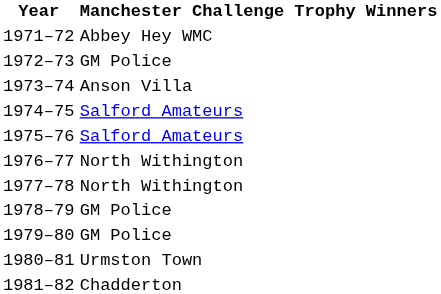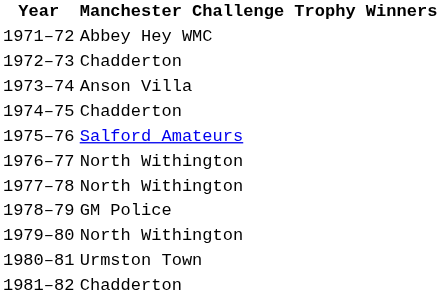(126, 62) GM Police -> (131, 62) Chadderton
(161, 111) Salford Amateurs -> (131, 111) Chadderton
(126, 236) GM Police -> (161, 236) North Withington
